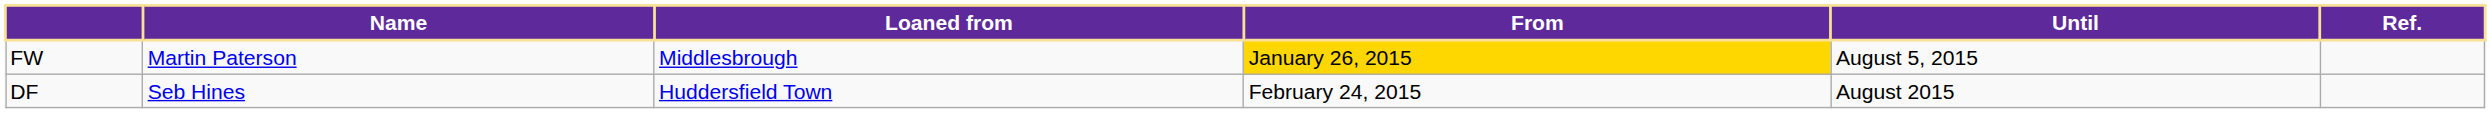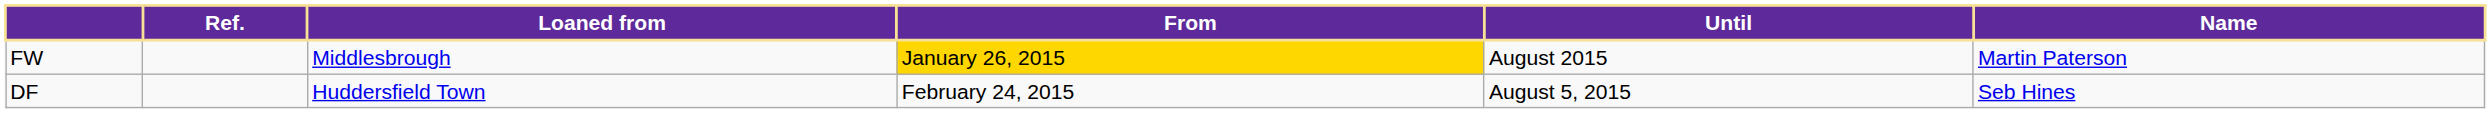columns swapped: (398, 23) <-> (2402, 23)
(1907, 58) August 5, 2015 -> (1548, 58) August 2015
(1895, 91) August 2015 -> (1560, 91) August 5, 2015
